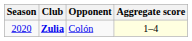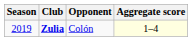(21, 28) 2020 -> (21, 28) 2019
